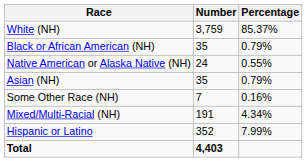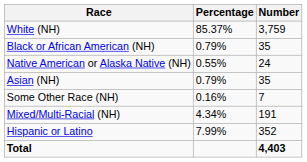columns swapped: (216, 13) <-> (270, 13)
